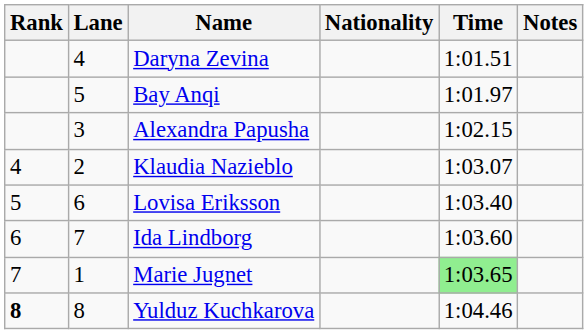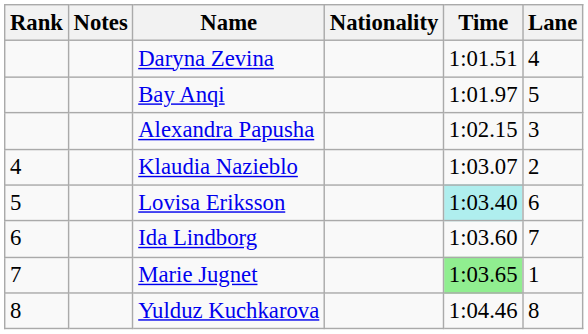columns swapped: (98, 22) <-> (550, 22)
(478, 202) no background -> (483, 202) paleturquoise background
(16, 310) bold -> (16, 310) normal
